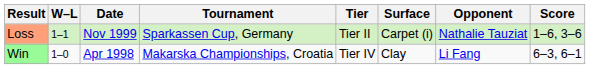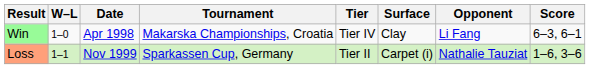rows swapped: (18, 53) <-> (20, 34)
